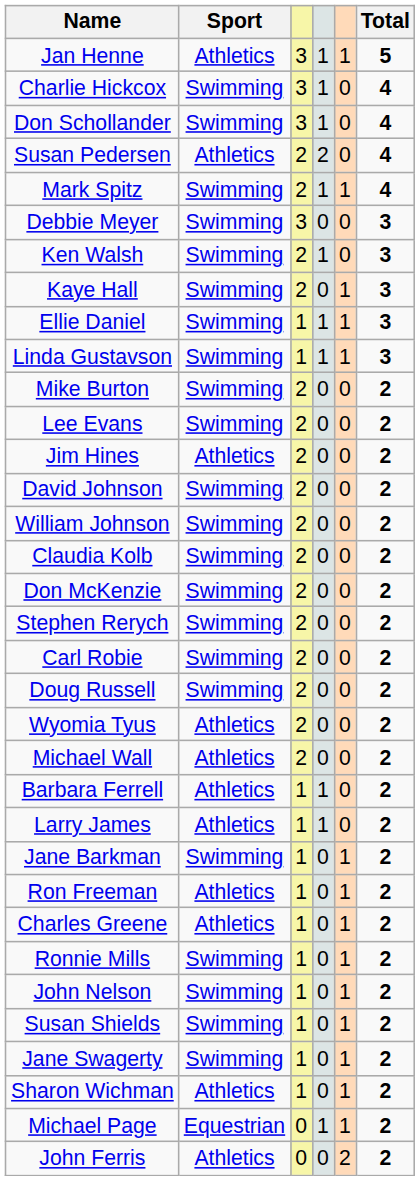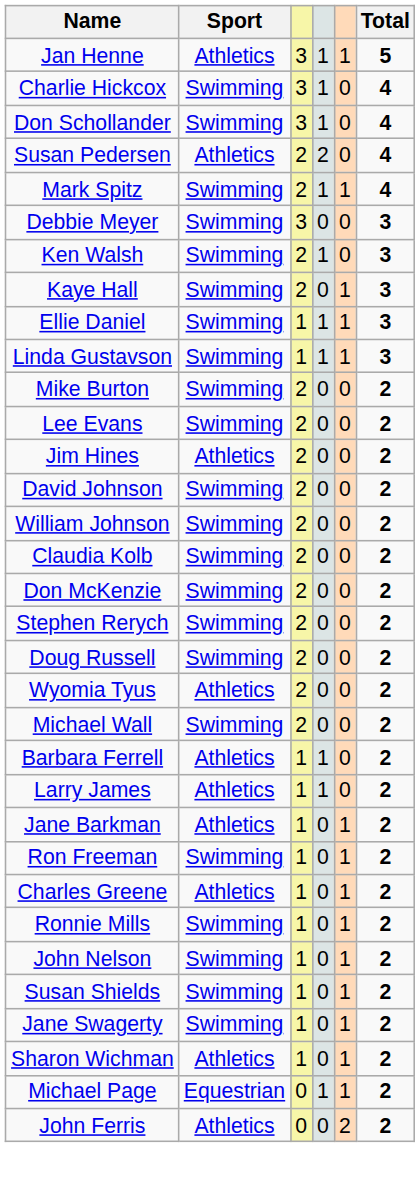- row: (92, 657)
(234, 757) Athletics -> (234, 724) Swimming
(234, 858) Swimming -> (234, 824) Athletics
(234, 891) Athletics -> (234, 858) Swimming
